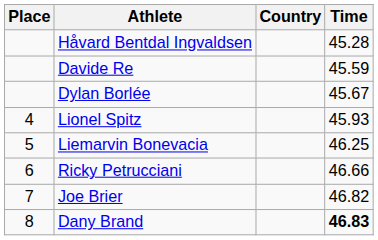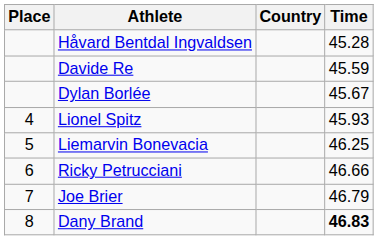(349, 196) 46.82 -> (349, 196) 46.79
